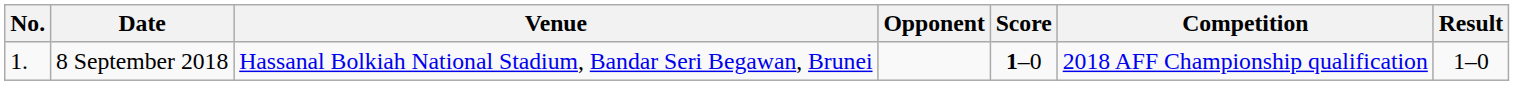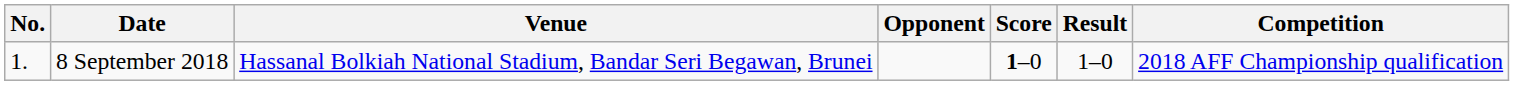columns swapped: (1471, 23) <-> (1245, 23)
